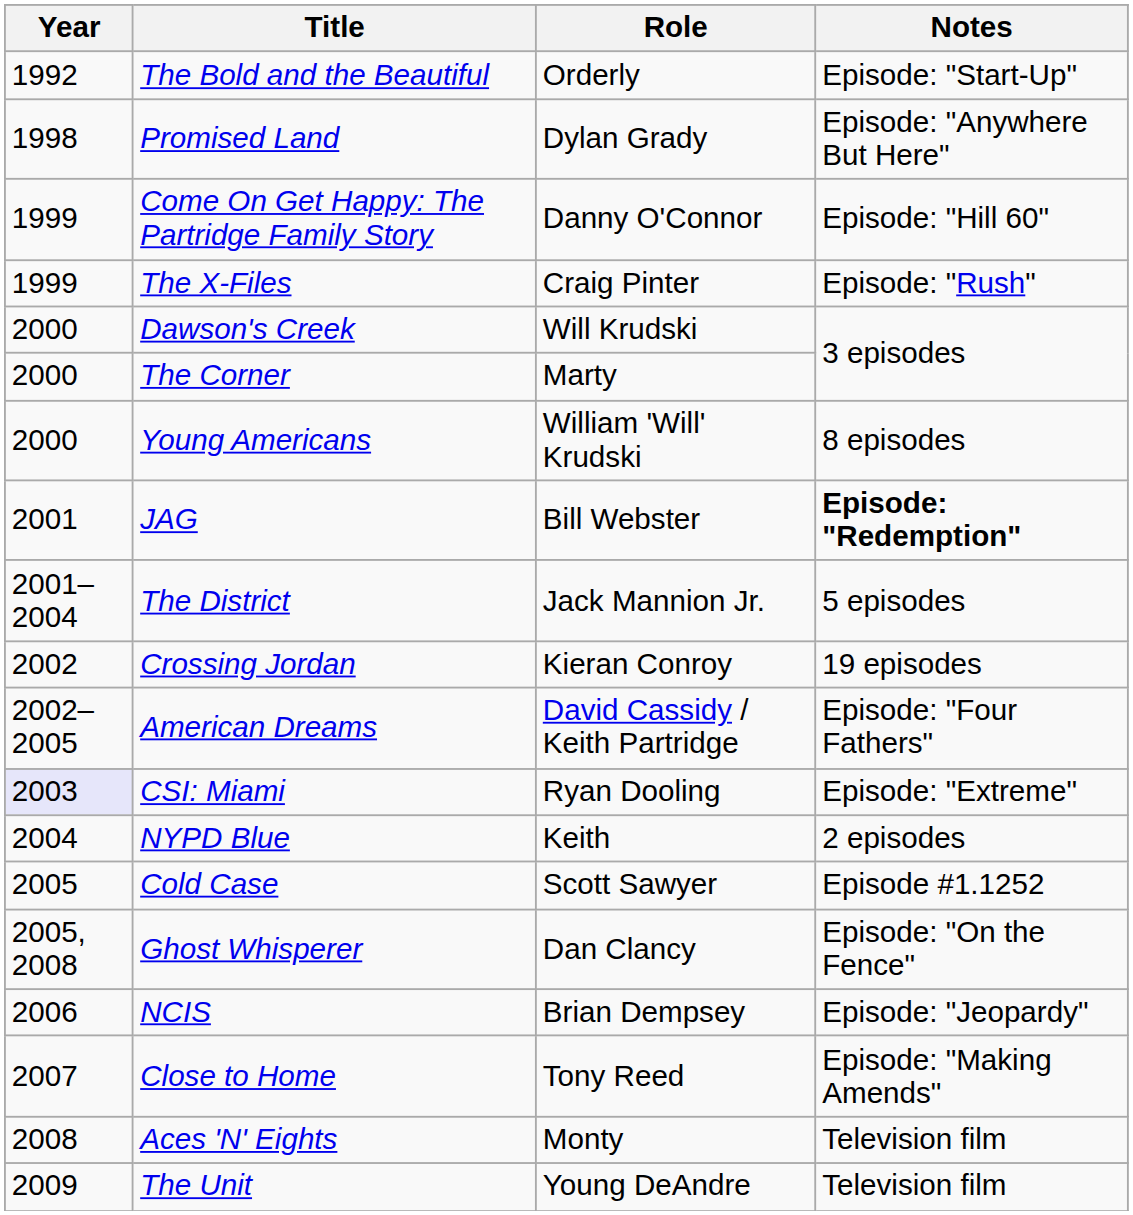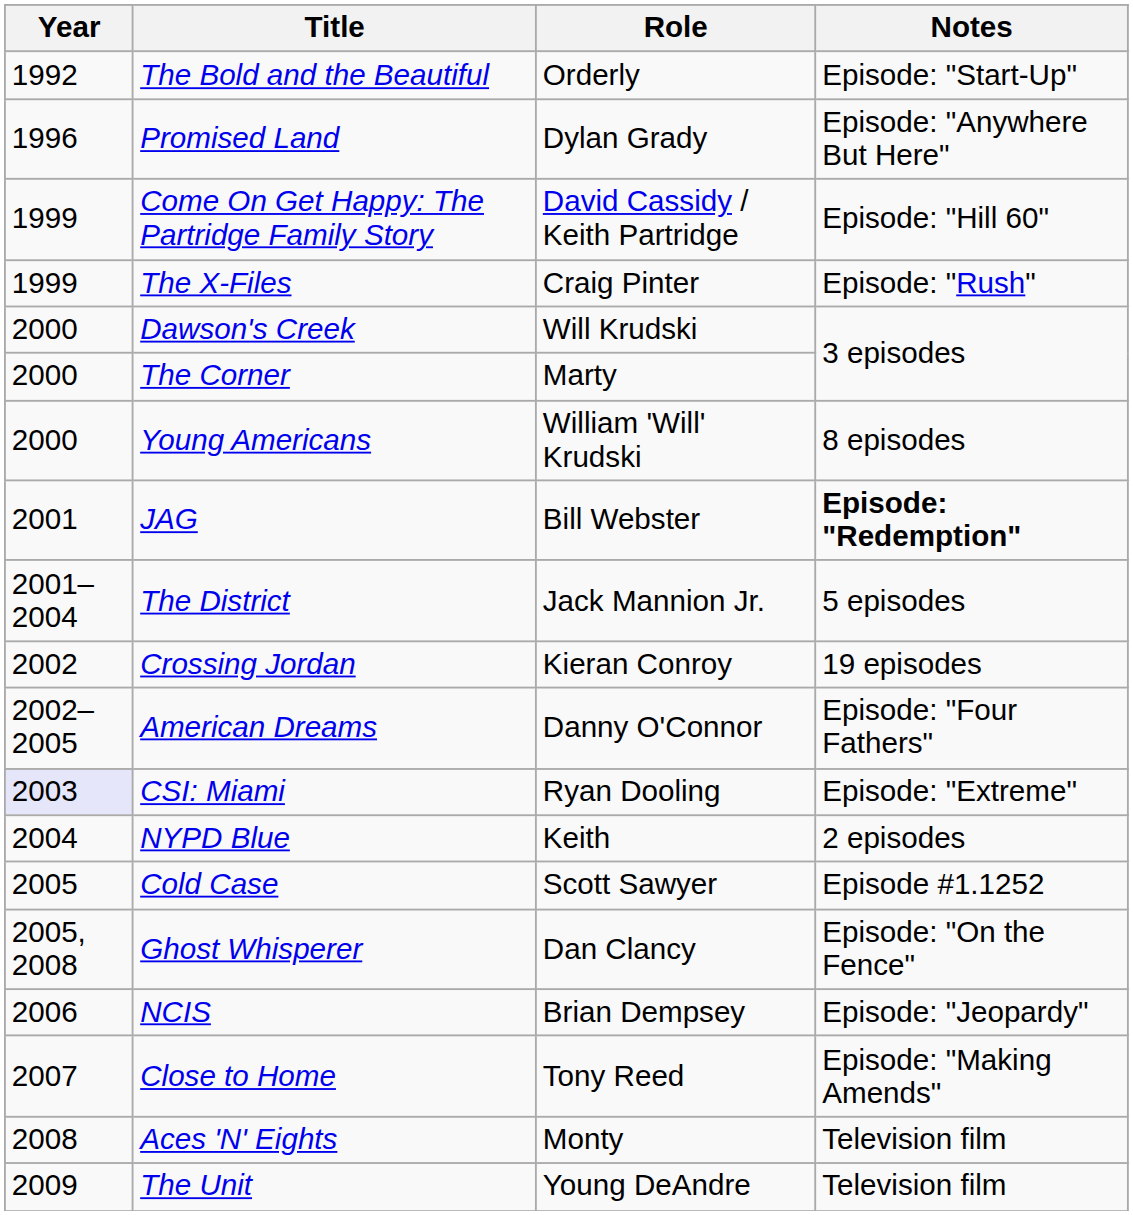(45, 138) 1998 -> (45, 138) 1996
(653, 218) Danny O'Connor -> (646, 218) David Cassidy / Keith Partridge
(646, 727) David Cassidy / Keith Partridge -> (653, 727) Danny O'Connor
